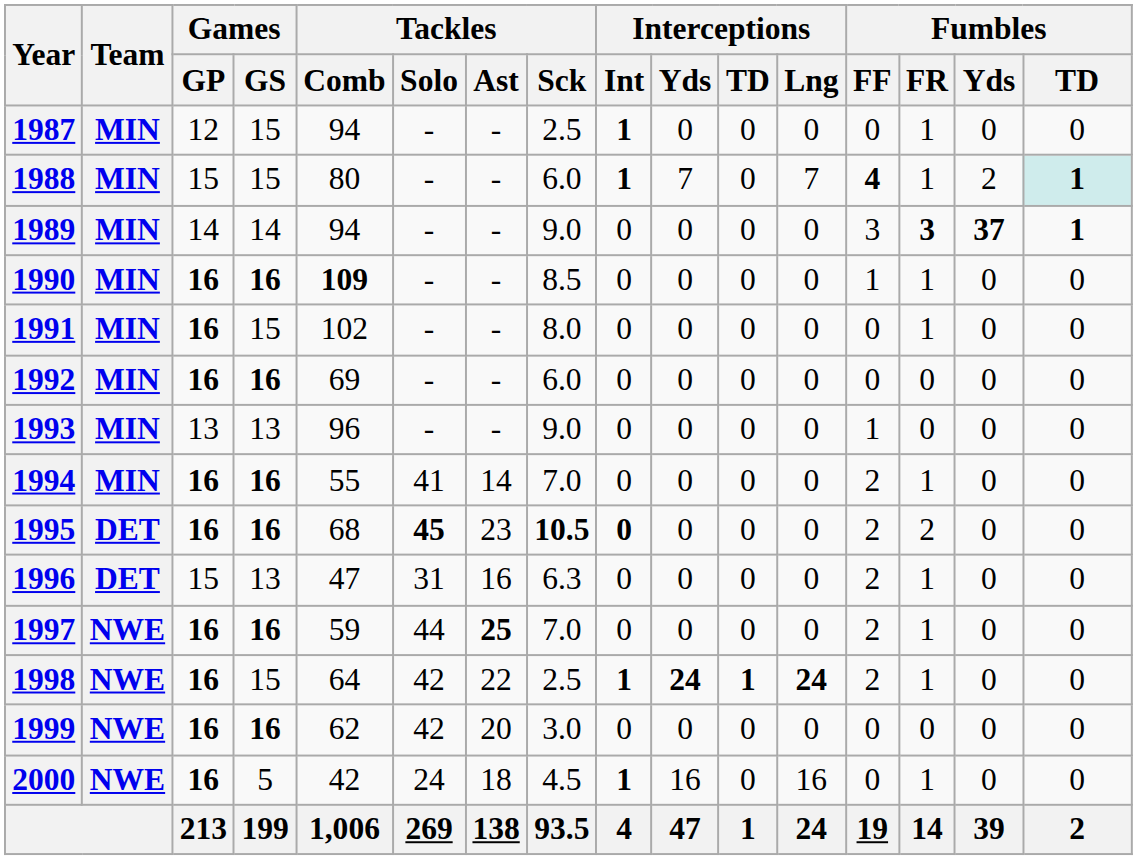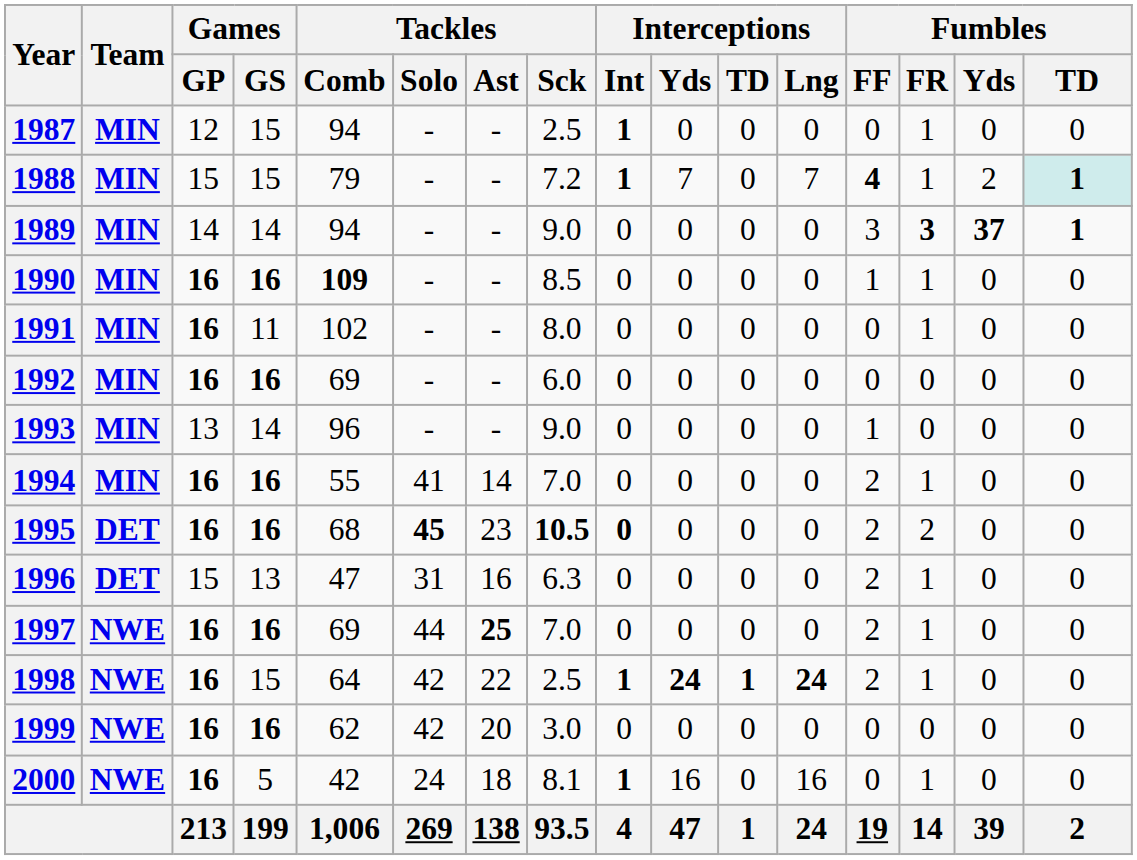(344, 179) 80 -> (344, 179) 79
(562, 179) 6.0 -> (562, 179) 7.2
(265, 329) 15 -> (265, 329) 11
(265, 429) 13 -> (265, 429) 14
(344, 629) 59 -> (344, 629) 69
(562, 779) 4.5 -> (562, 779) 8.1
